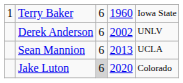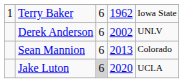(121, 13) 1960 -> (121, 13) 1962
(150, 50) UCLA -> (155, 50) Colorado
(155, 68) Colorado -> (150, 68) UCLA
